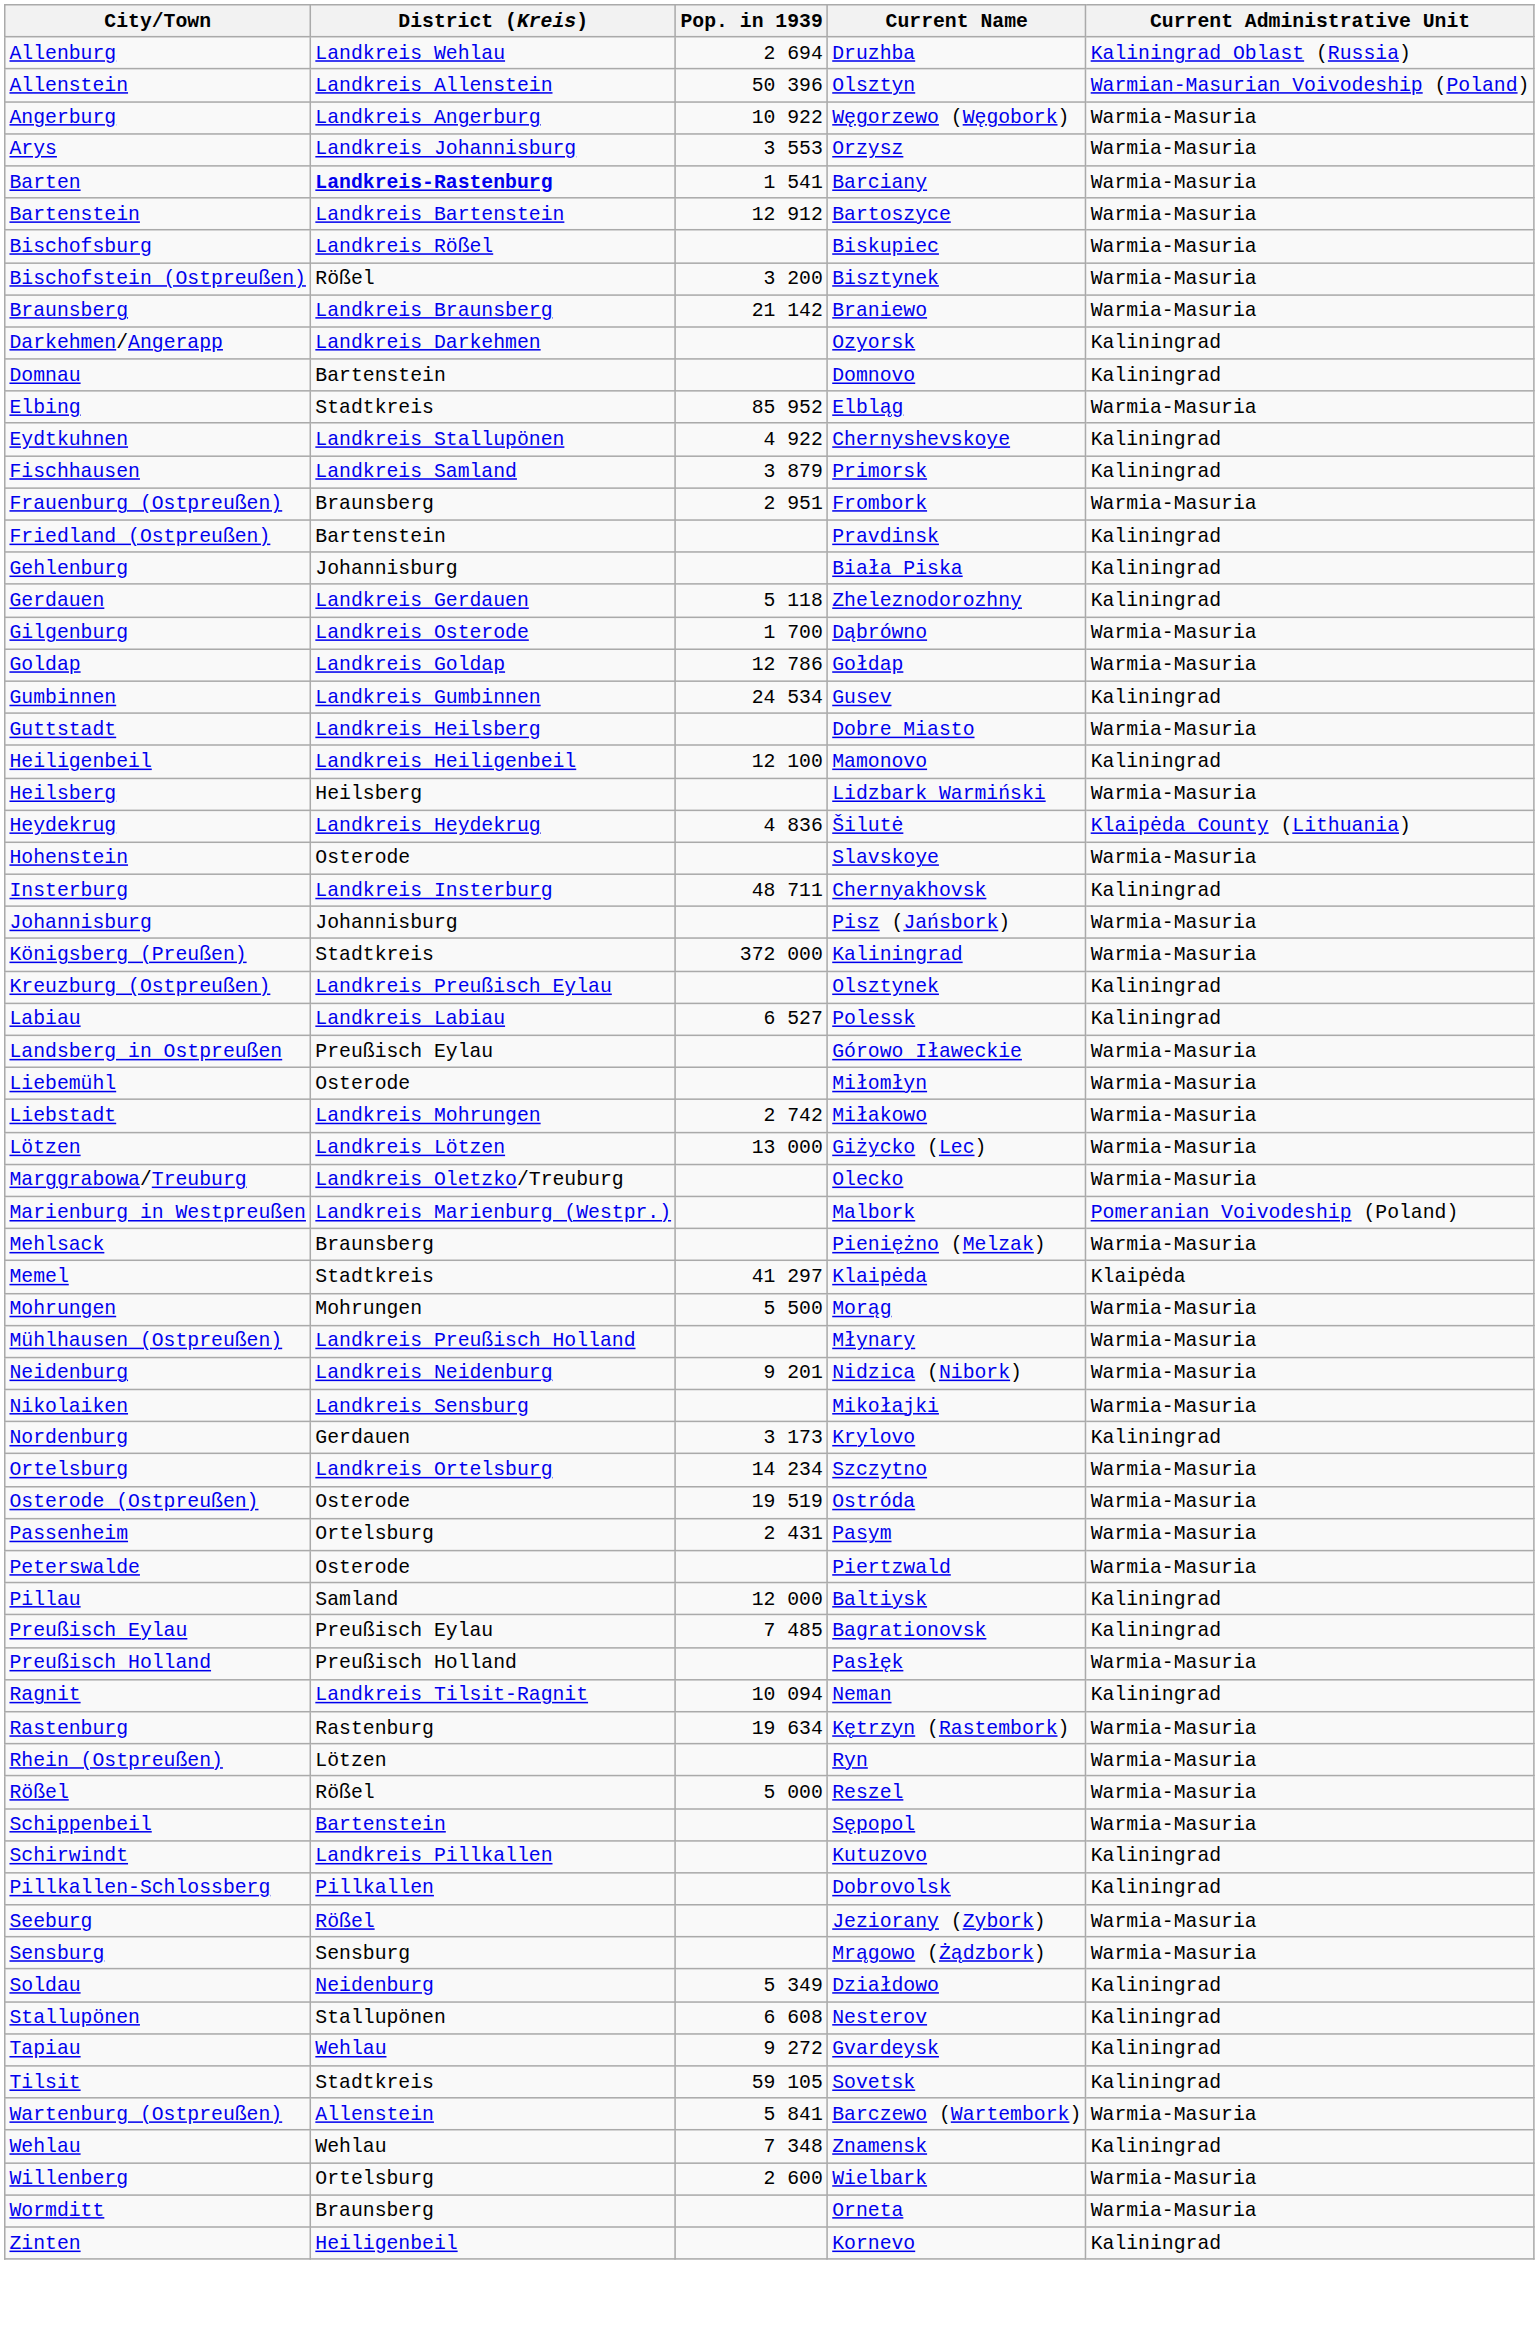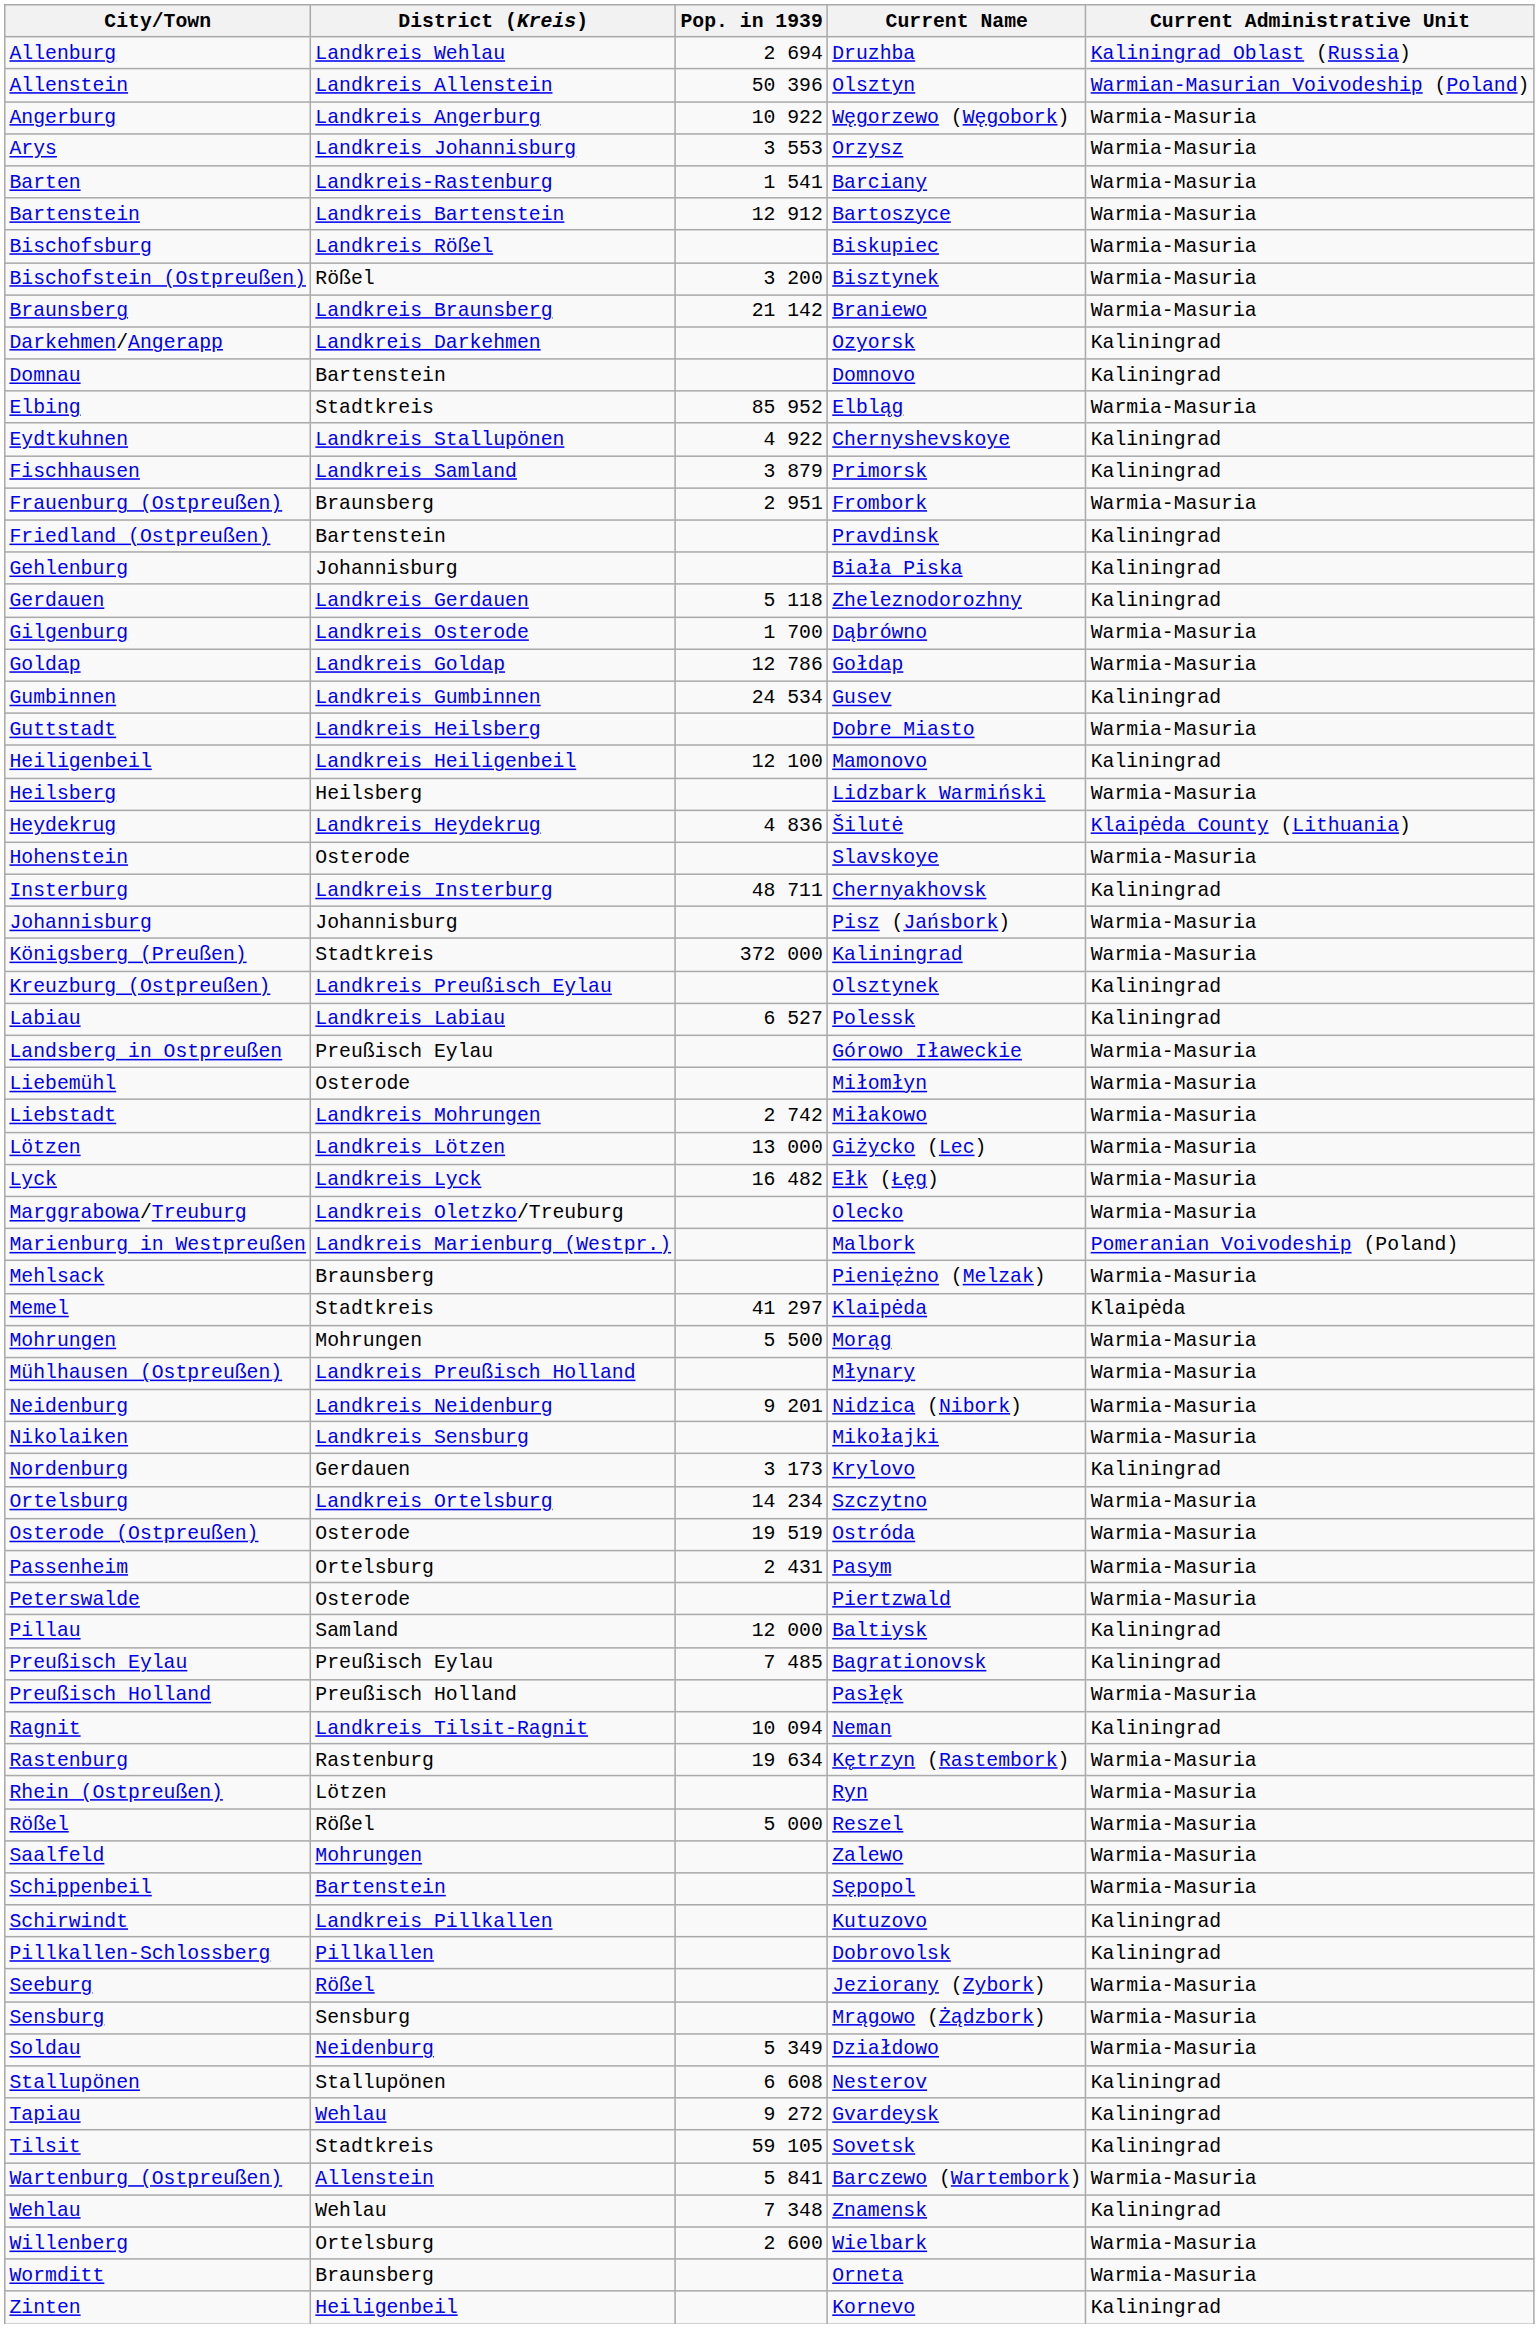(434, 182) bold -> (434, 182) normal
+ row: (33, 1180)
+ row: (57, 1857)
(1156, 1985) Kaliningrad -> (1174, 2050) Warmia-Masuria
